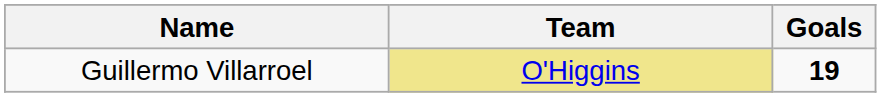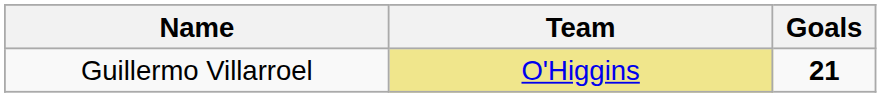(824, 70) 19 -> (824, 70) 21
